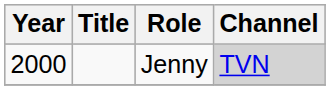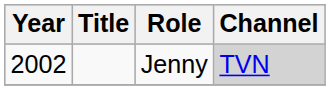(39, 64) 2000 -> (39, 64) 2002
